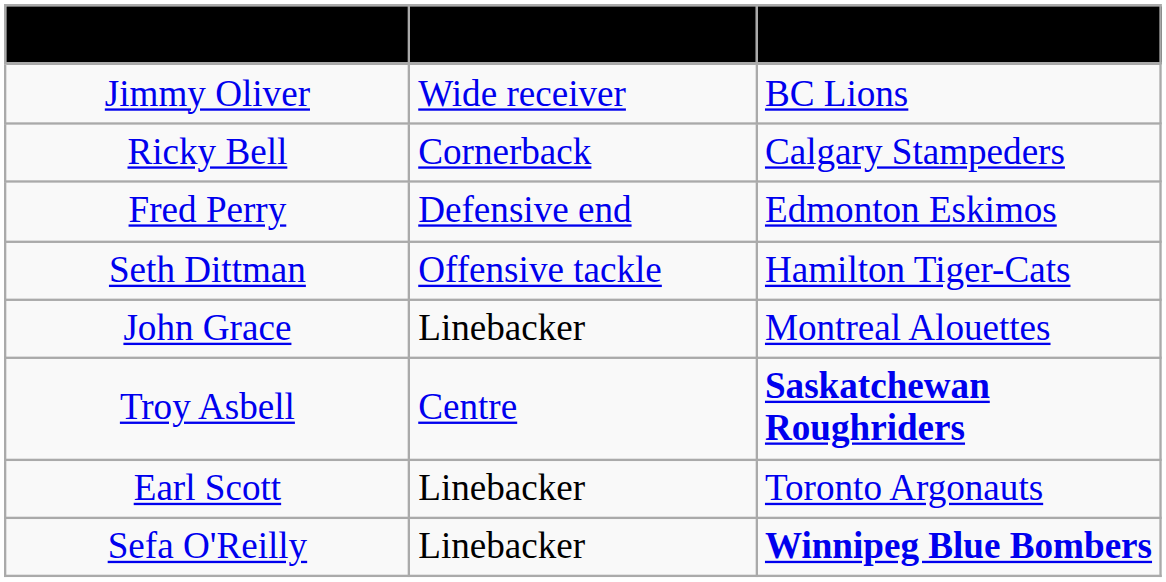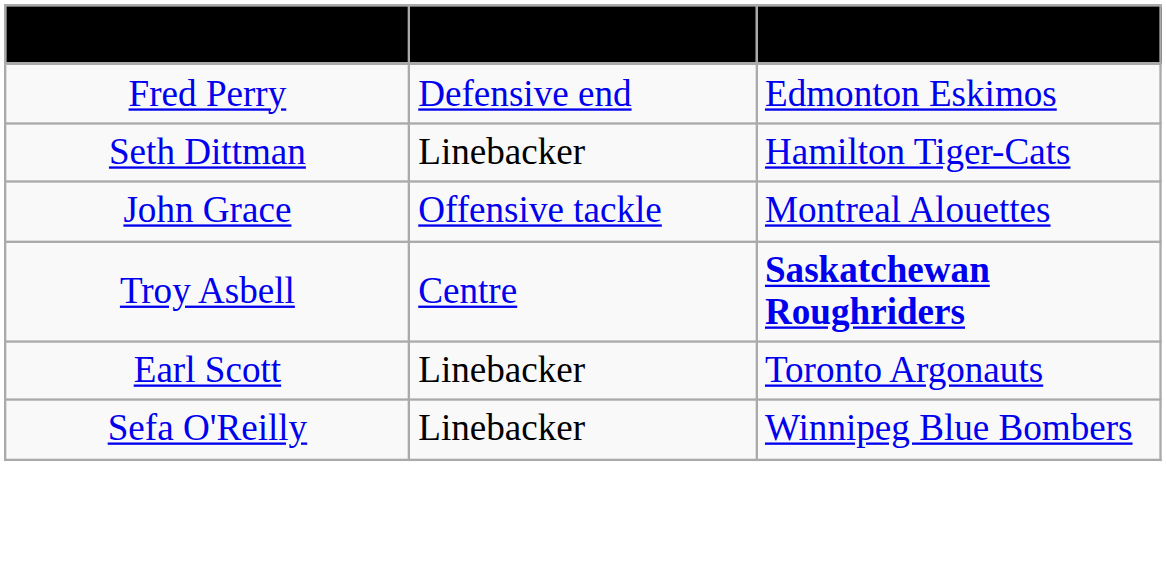- row: (207, 92)
- row: (207, 151)
(540, 269) Offensive tackle -> (502, 151) Linebacker
(502, 328) Linebacker -> (540, 210) Offensive tackle
(958, 546) bold -> (949, 428) normal
